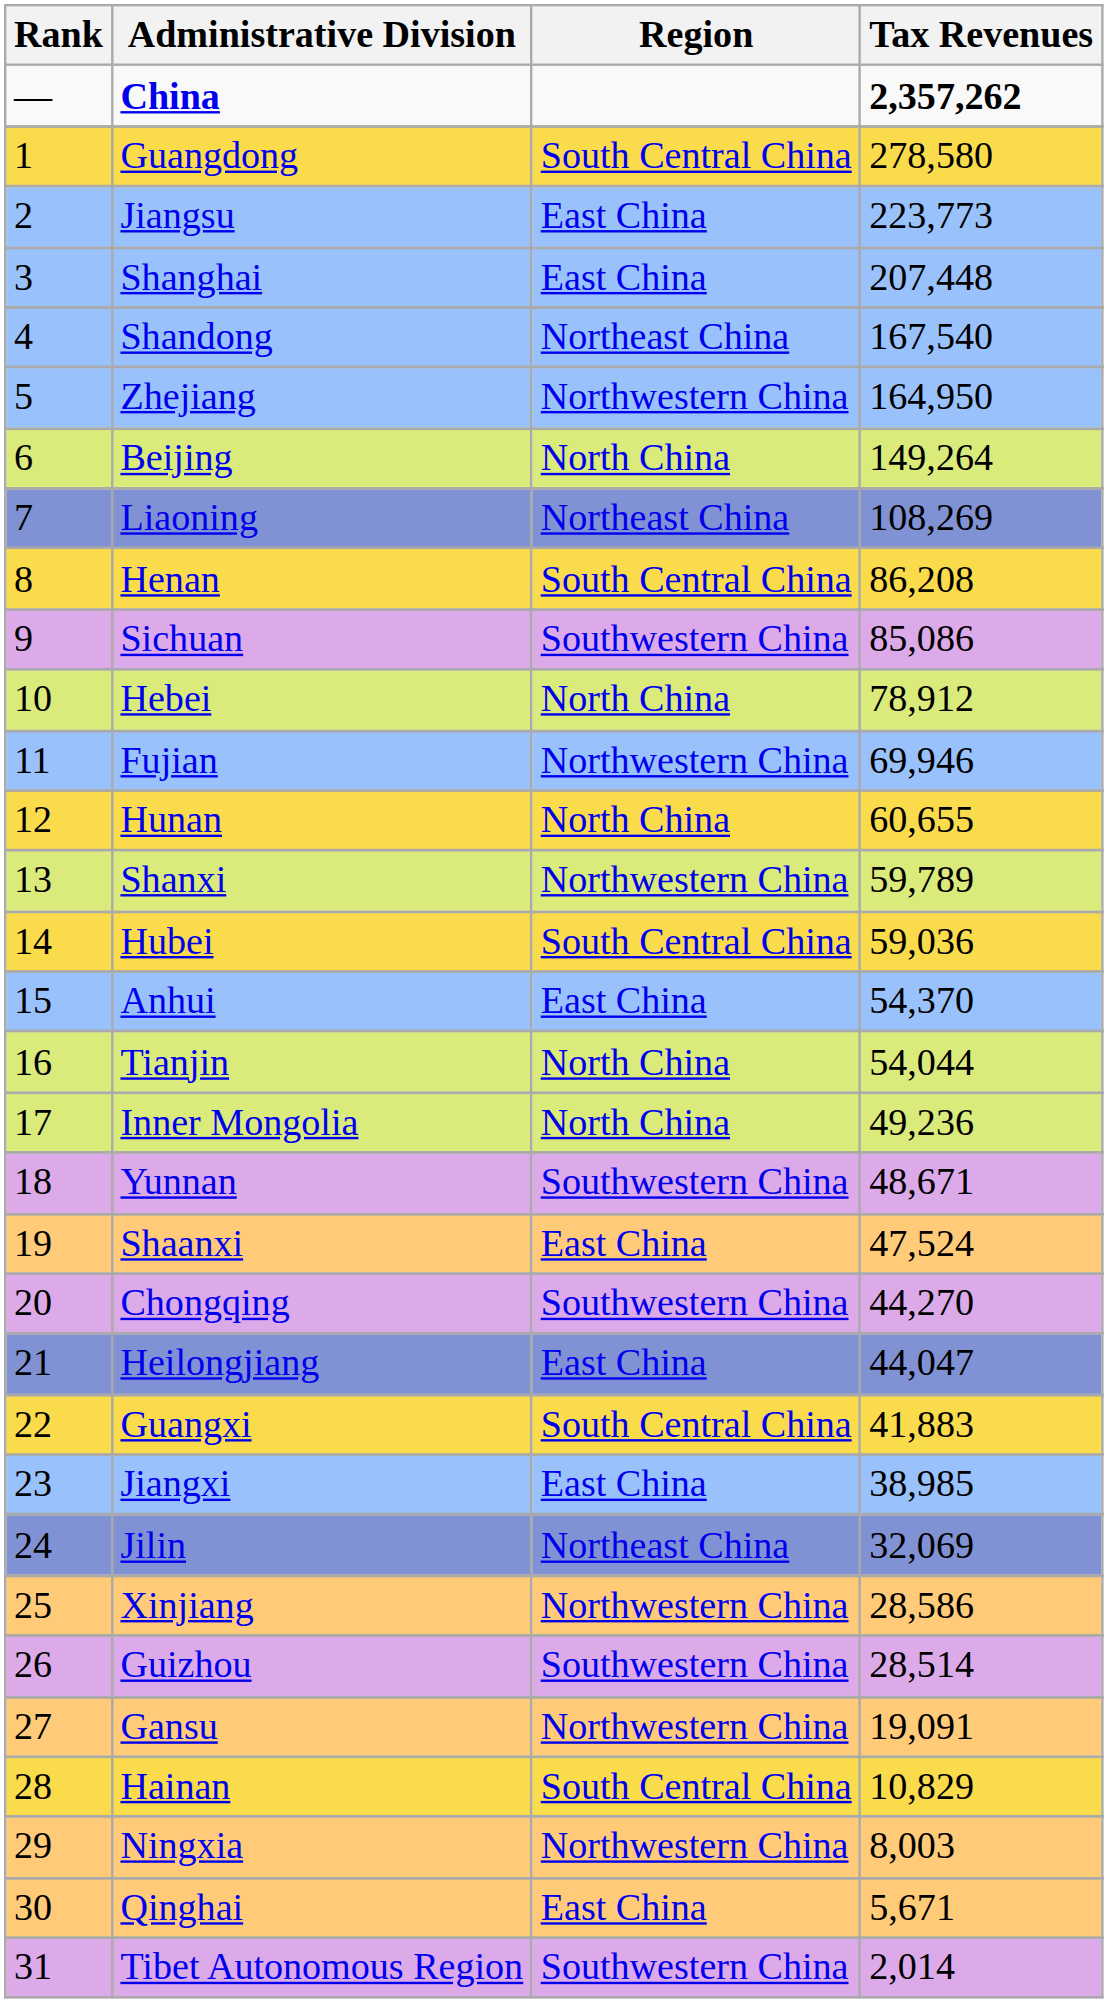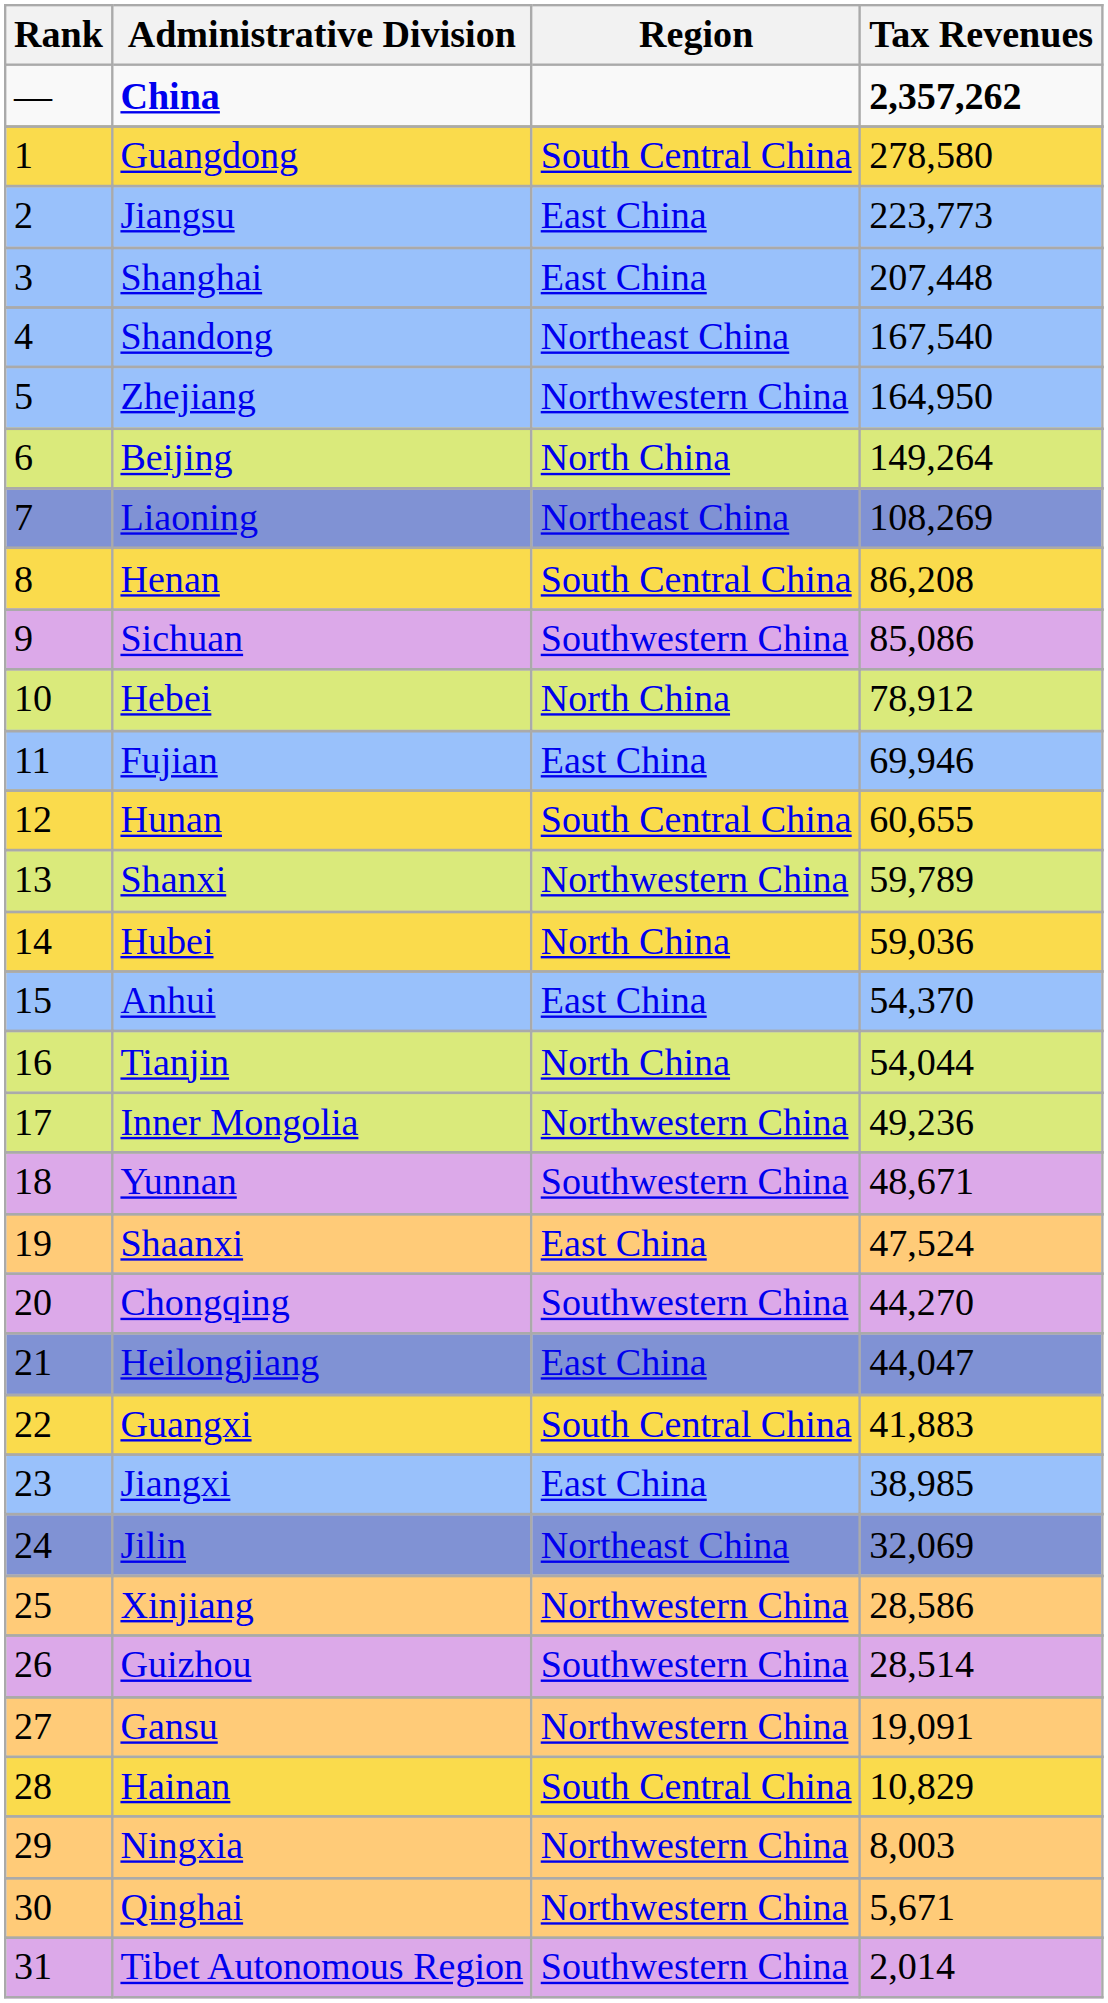(695, 759) Northwestern China -> (624, 759) East China
(635, 819) North China -> (696, 819) South Central China
(696, 940) South Central China -> (635, 940) North China
(635, 1121) North China -> (695, 1121) Northwestern China
(624, 1906) East China -> (695, 1906) Northwestern China
